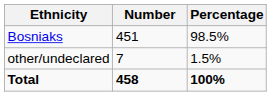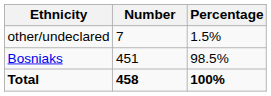rows swapped: (35, 36) <-> (59, 58)
